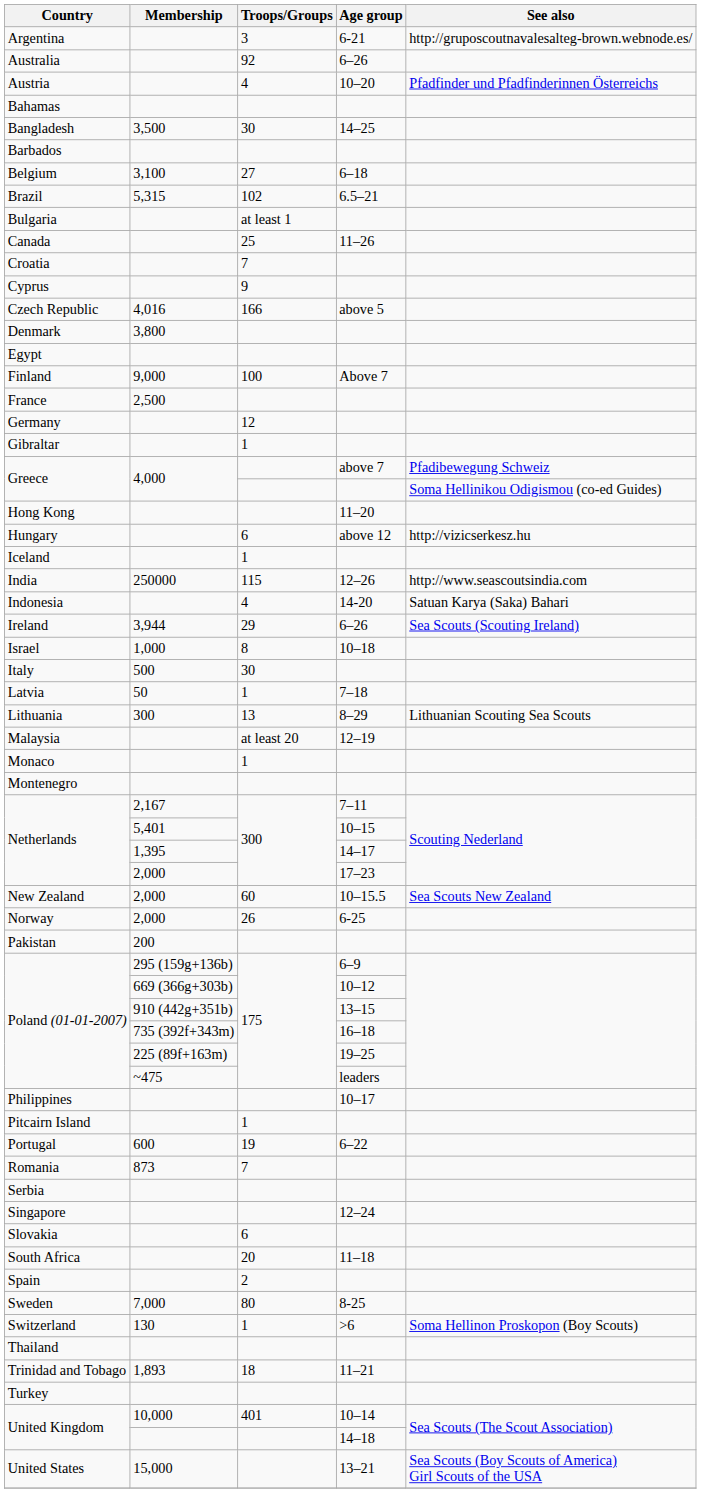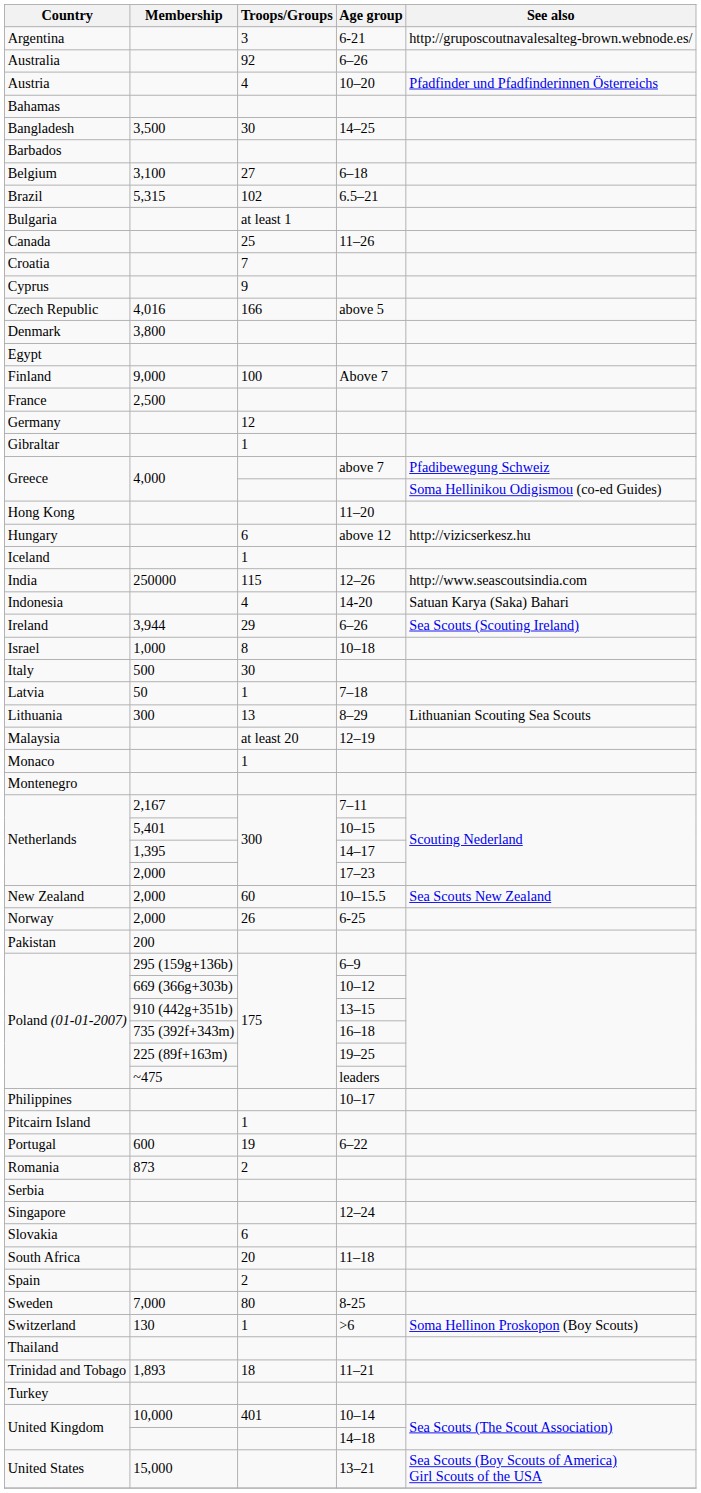(244, 1167) 7 -> (244, 1167) 2
